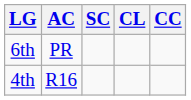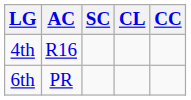rows swapped: (23, 79) <-> (23, 49)
